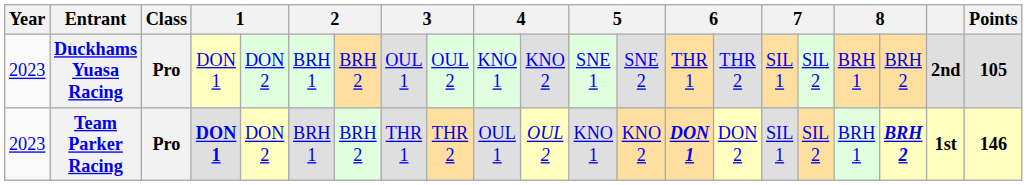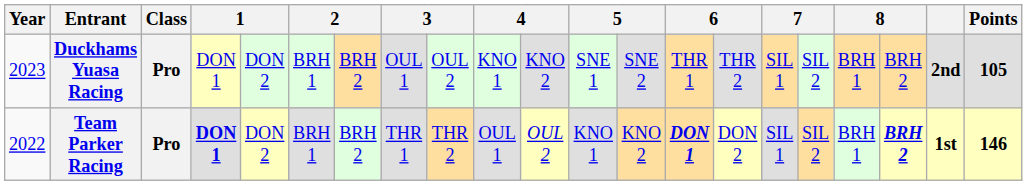(27, 143) 2023 -> (27, 143) 2022
